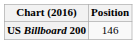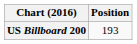(110, 30) 146 -> (110, 30) 193
